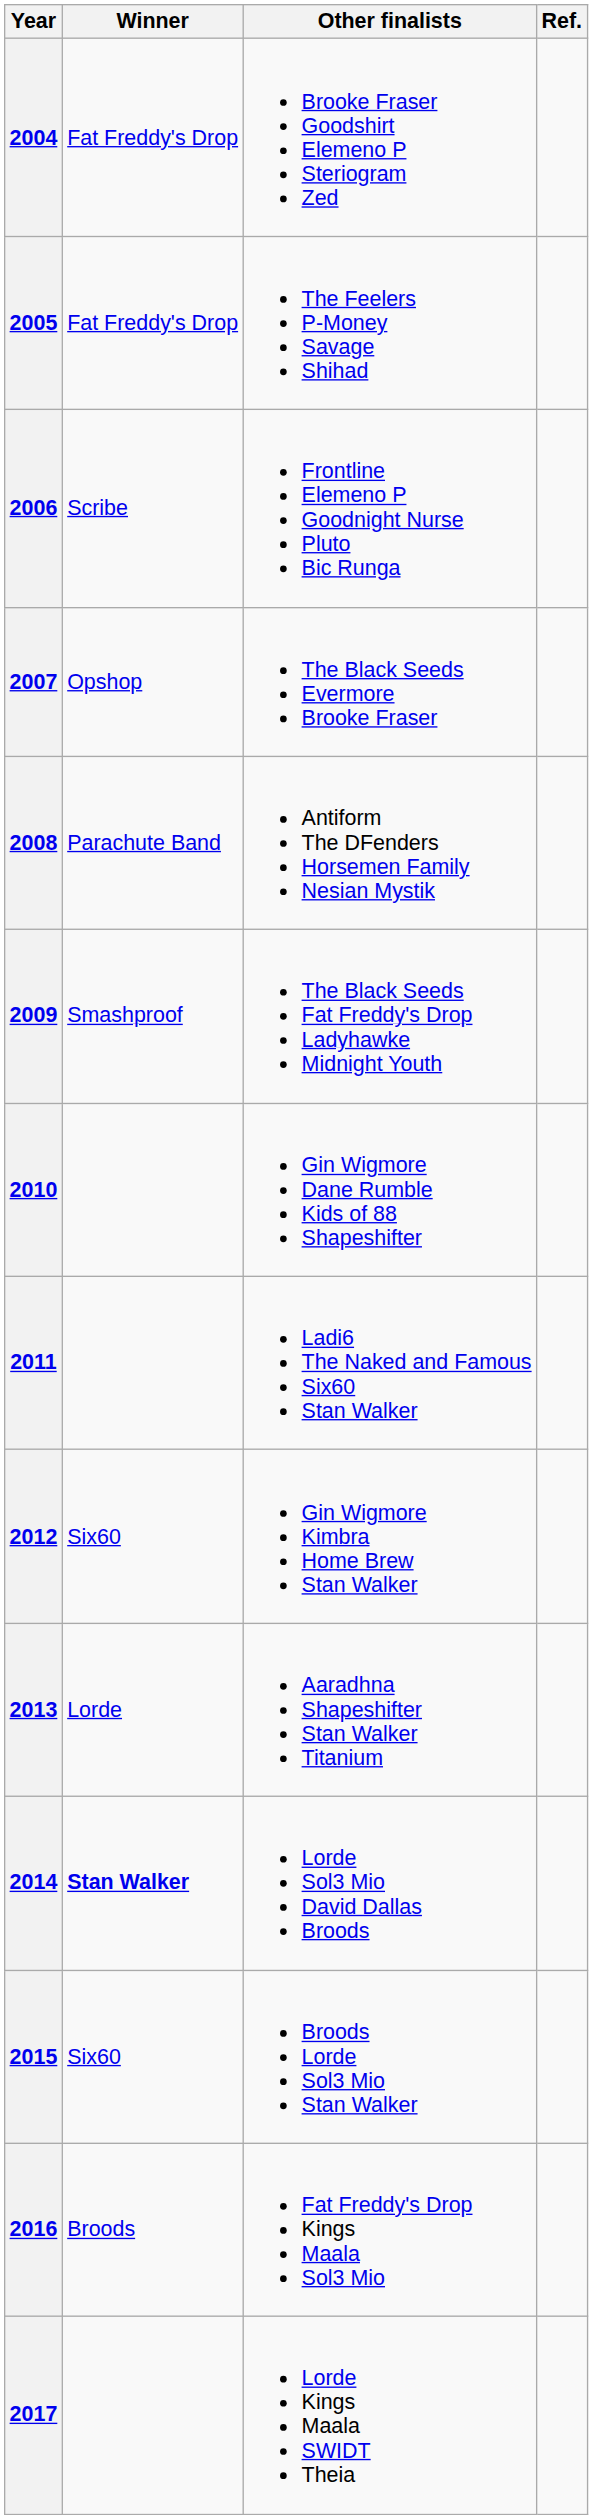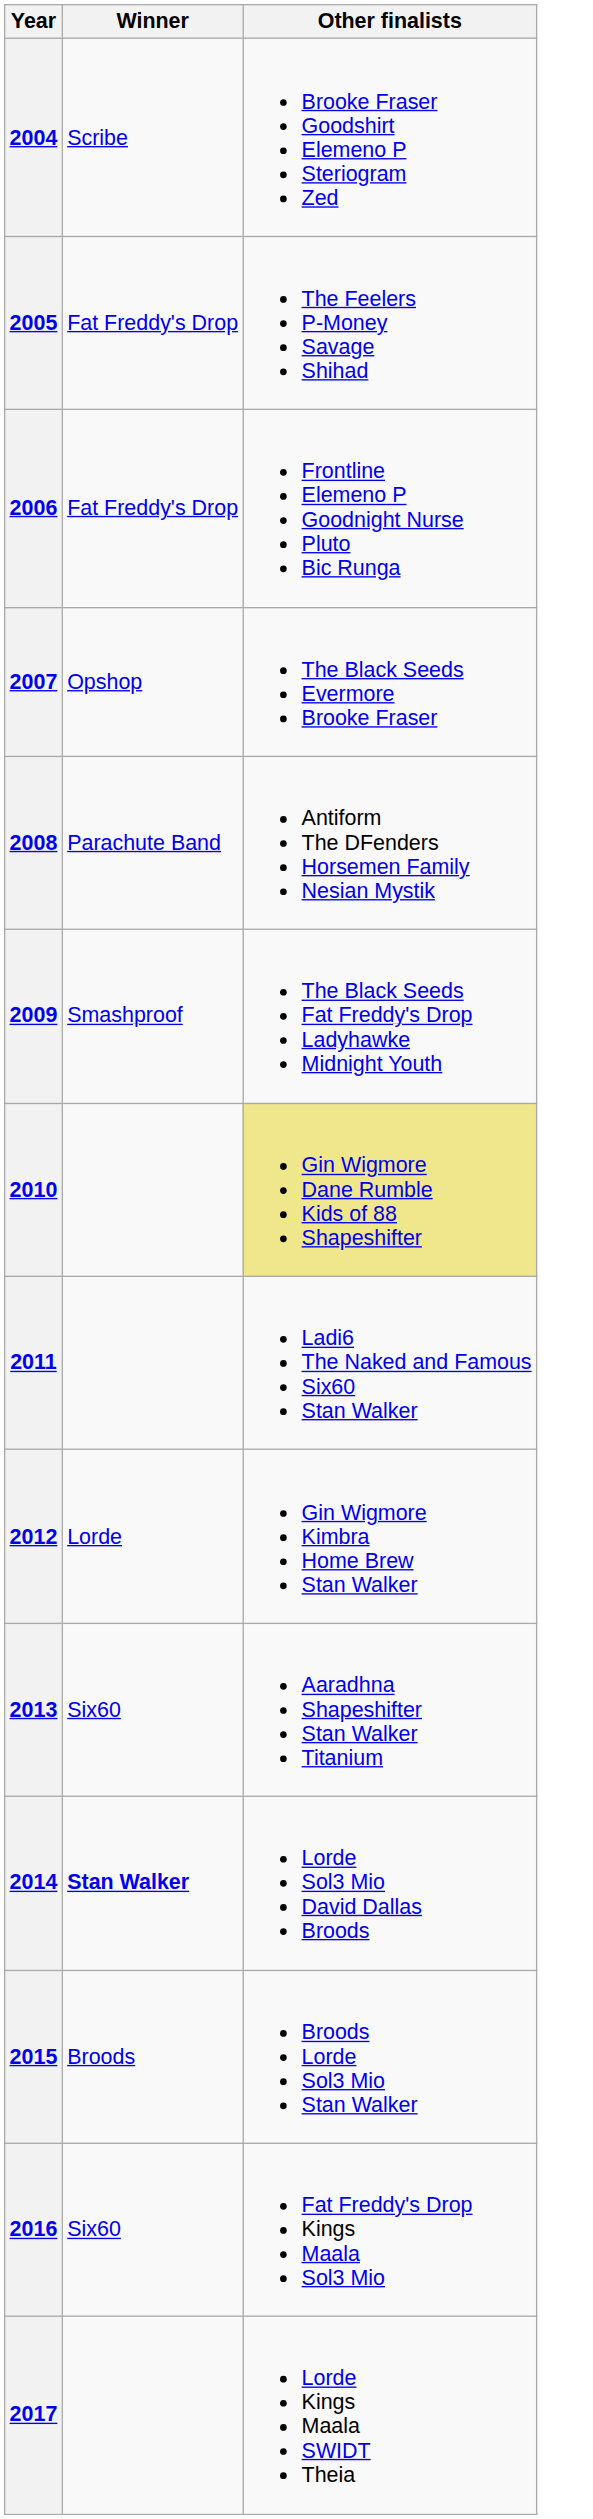- column: (562, 21)
(153, 137) Fat Freddy's Drop -> (98, 137) Scribe
(98, 508) Scribe -> (153, 508) Fat Freddy's Drop
(390, 1202) no background -> (390, 1202) khaki background
(94, 1536) Six60 -> (95, 1536) Lorde
(95, 1709) Lorde -> (94, 1709) Six60
(94, 2056) Six60 -> (101, 2056) Broods
(101, 2229) Broods -> (94, 2229) Six60
